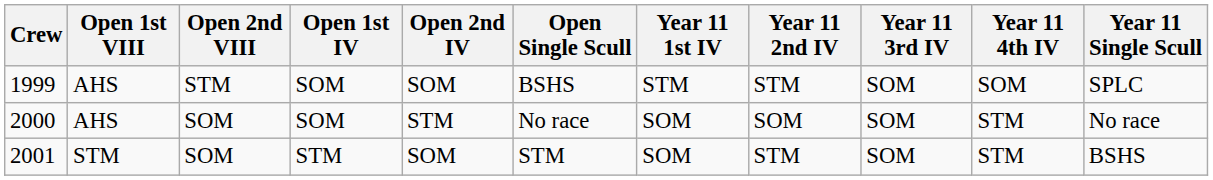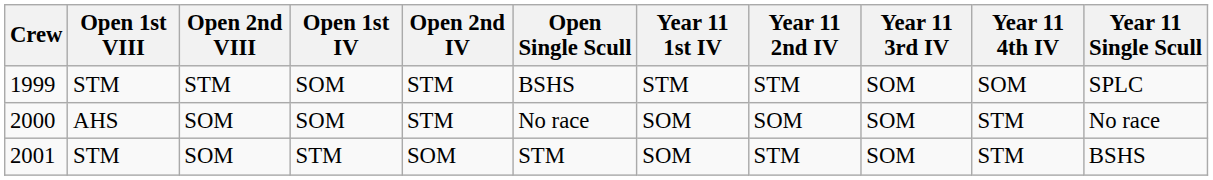(96, 84) AHS -> (96, 84) STM
(432, 84) SOM -> (430, 84) STM
